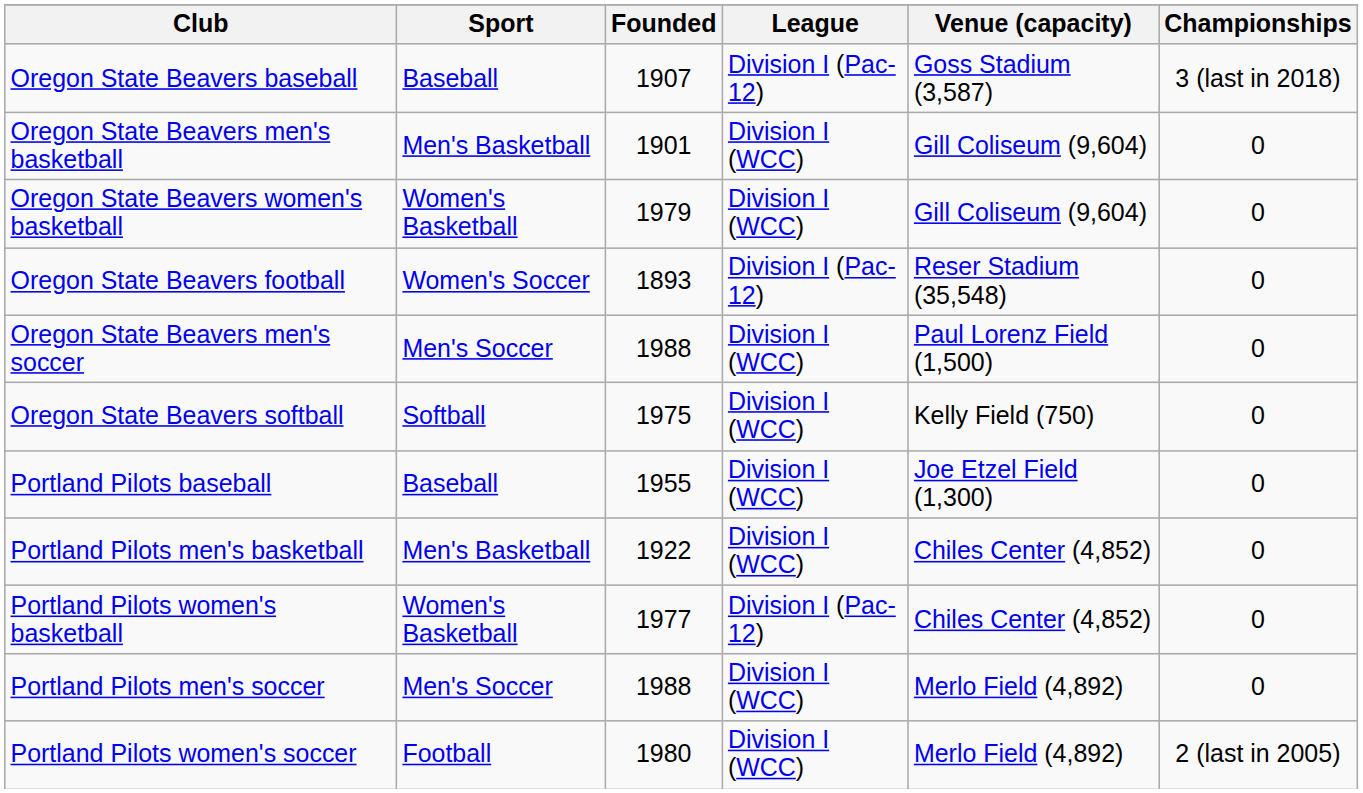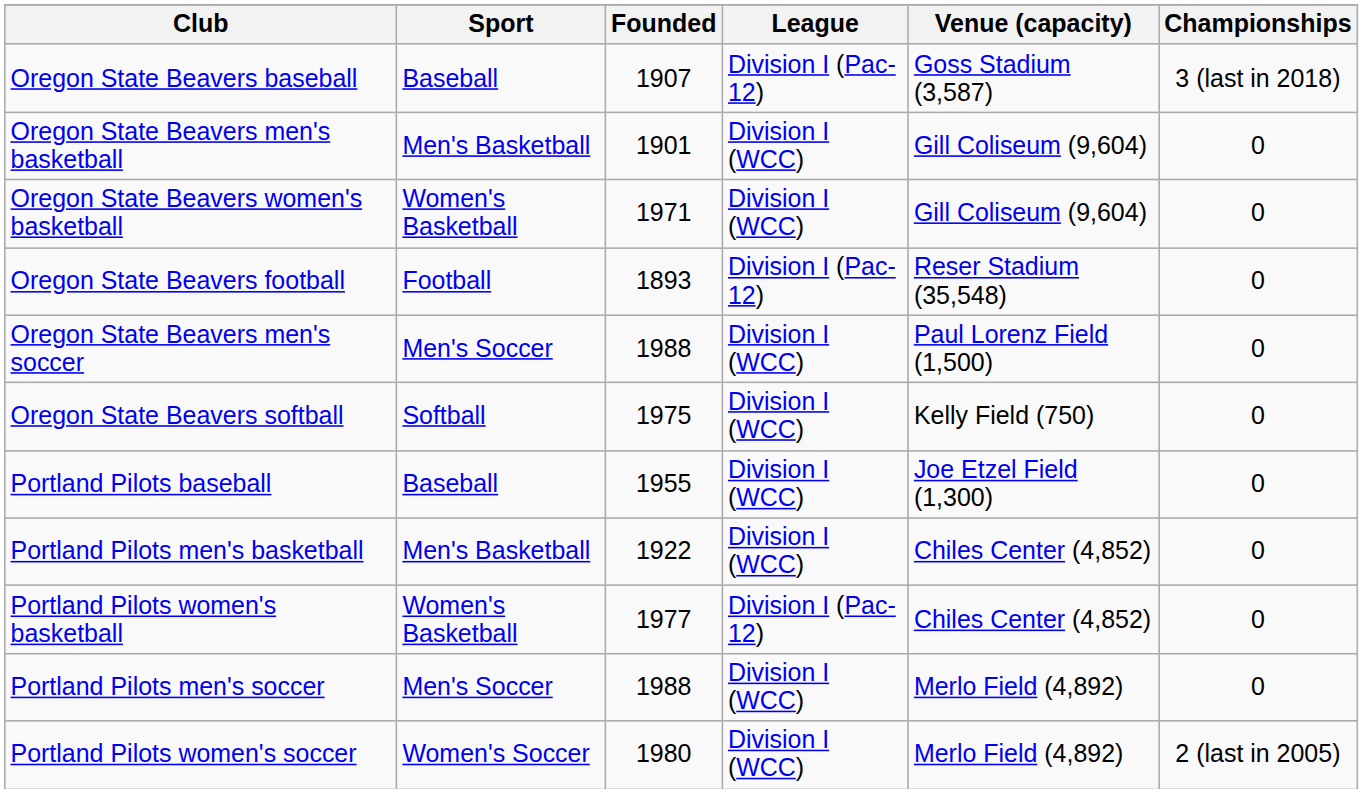(664, 213) 1979 -> (664, 213) 1971
(496, 280) Women's Soccer -> (447, 280) Football
(447, 754) Football -> (496, 754) Women's Soccer
